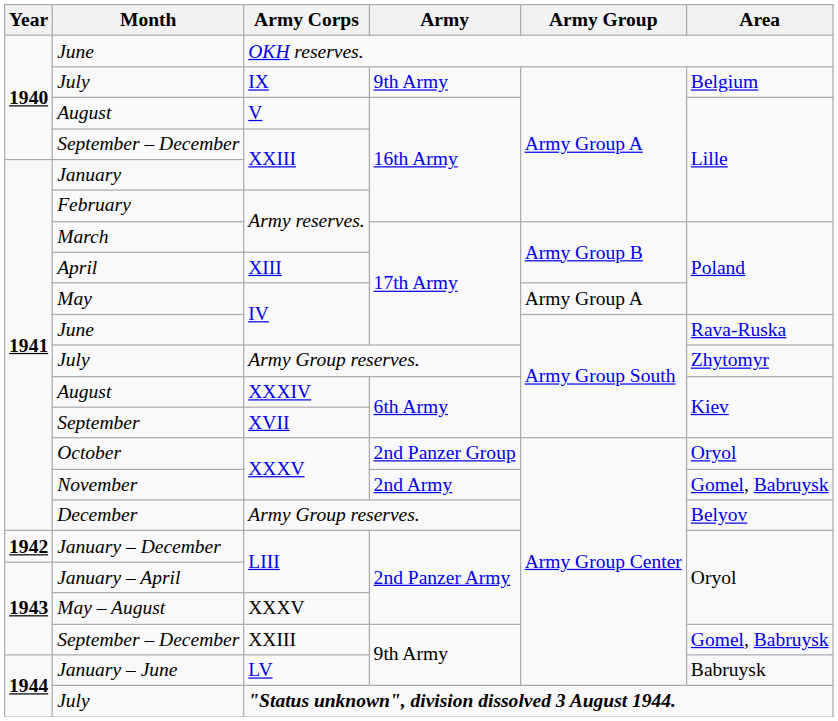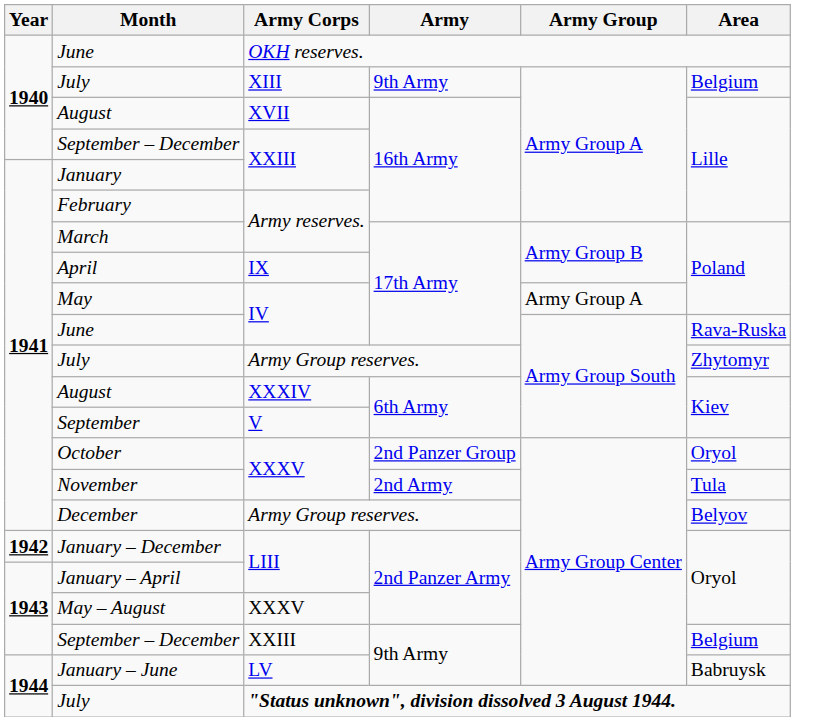(259, 81) IX -> (265, 81) XIII
(255, 112) V -> (269, 112) XVII
(265, 267) XIII -> (259, 267) IX
(269, 422) XVII -> (255, 422) V
(760, 484) Gomel, Babruysk -> (708, 484) Tula
(760, 639) Gomel, Babruysk -> (724, 639) Belgium
